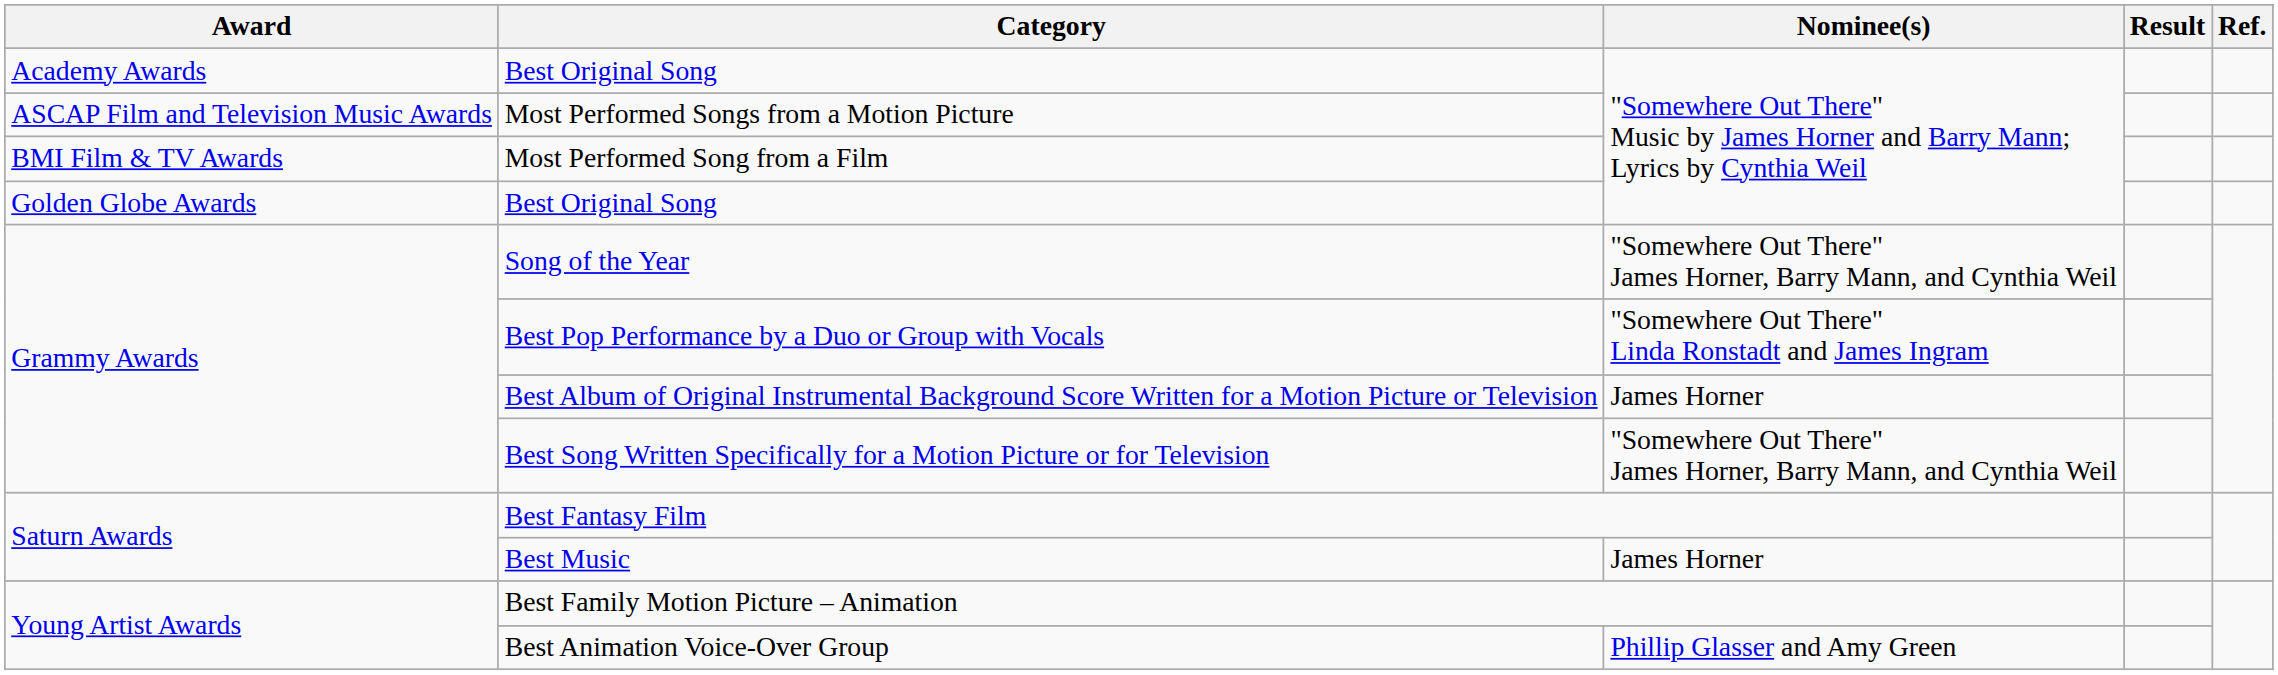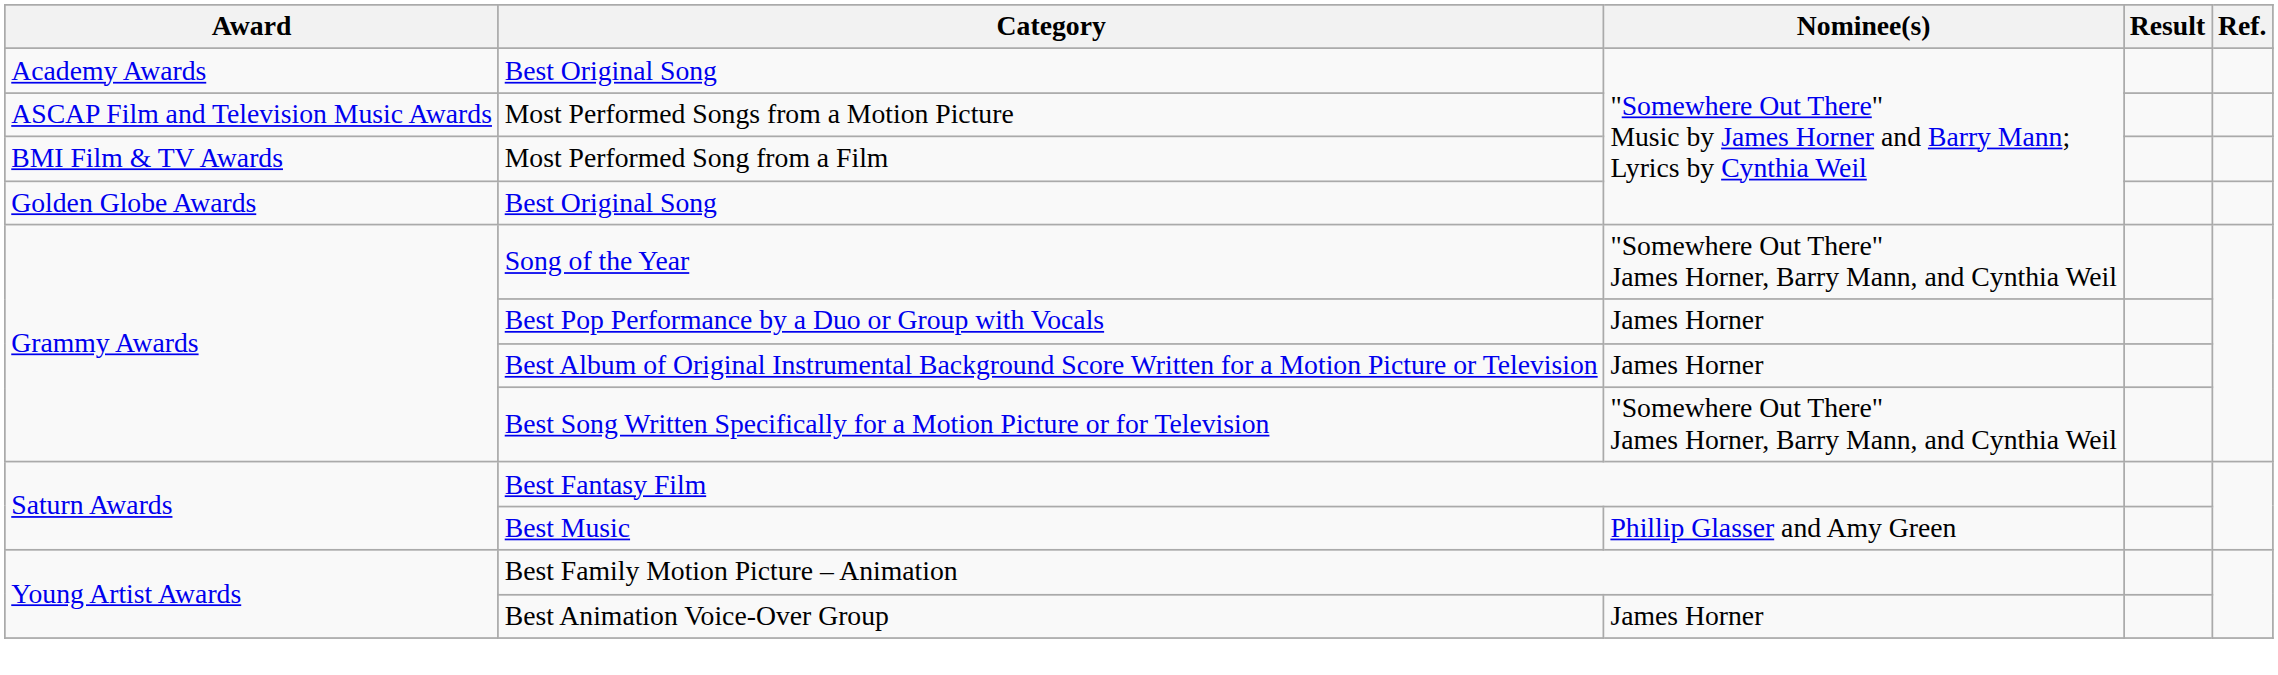(1800, 336) "Somewhere Out There" Linda Ronstadt and James Ingram -> (1687, 320) James Horner
(1687, 558) James Horner -> (1783, 527) Phillip Glasser and Amy Green
(1783, 646) Phillip Glasser and Amy Green -> (1687, 615) James Horner
